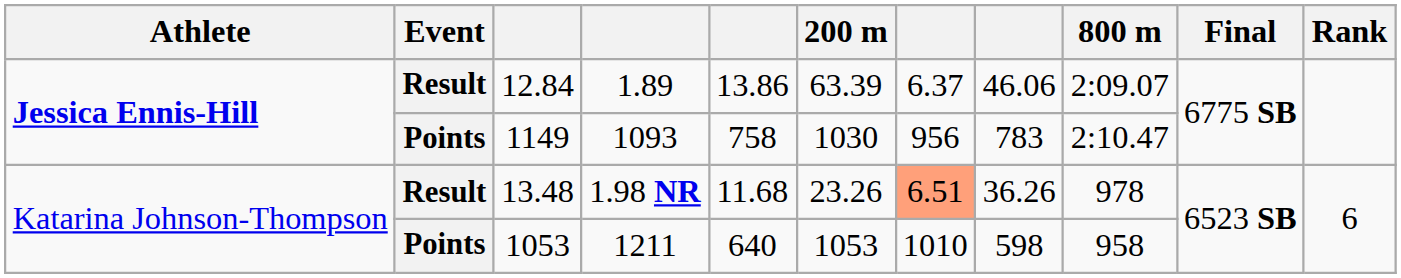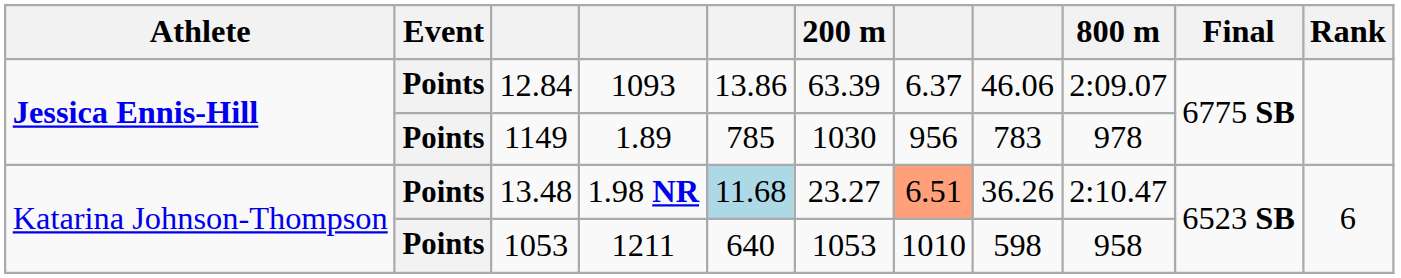(444, 85) Result -> (444, 85) Points
(645, 85) 1.89 -> (643, 85) 1093
(645, 138) 1093 -> (643, 138) 1.89
(752, 138) 758 -> (751, 138) 785
(1120, 138) 2:10.47 -> (1118, 138) 978
(444, 191) Result -> (444, 191) Points
(752, 191) no background -> (751, 191) lightblue background
(846, 191) 23.26 -> (844, 191) 23.27
(1120, 191) 978 -> (1118, 191) 2:10.47
